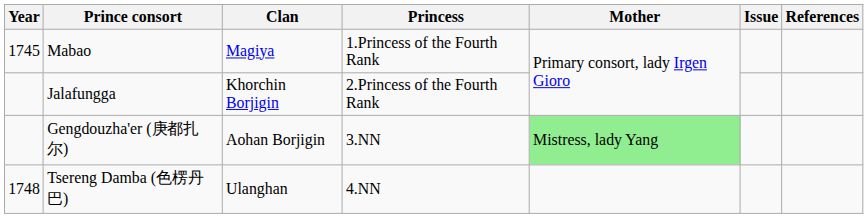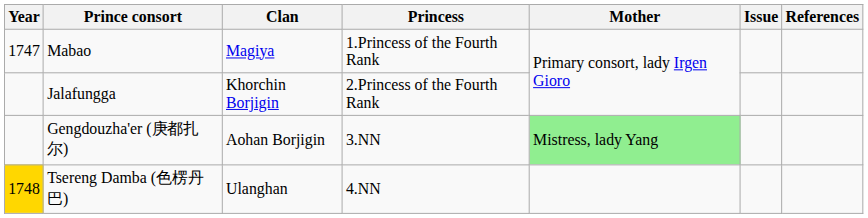(24, 51) 1745 -> (24, 51) 1747
(24, 188) no background -> (24, 188) gold background
